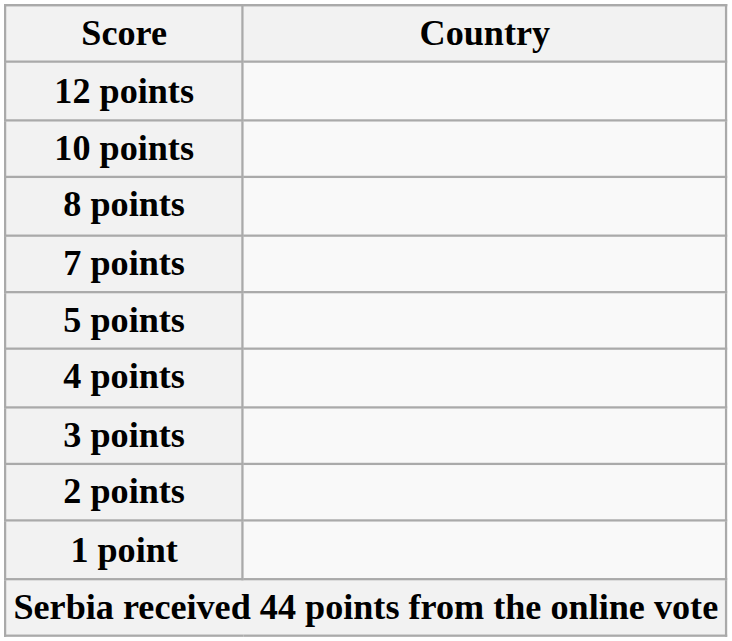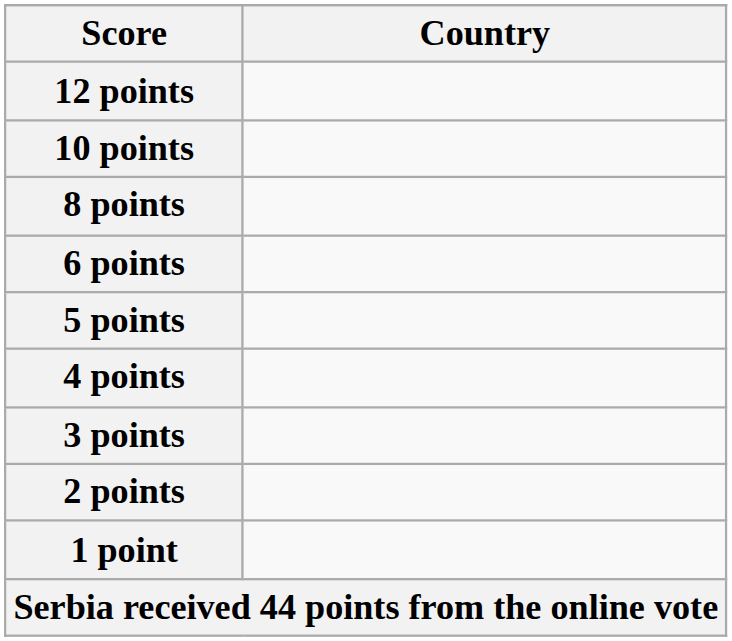- row: (124, 262)
+ row: (124, 262)
